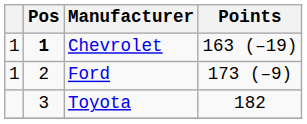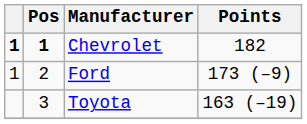(14, 48) normal -> (14, 48) bold
(250, 48) 163 (–19) -> (250, 48) 182
(250, 104) 182 -> (250, 104) 163 (–19)
